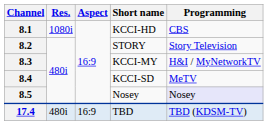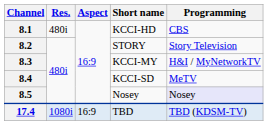(61, 29) 1080i -> (58, 29) 480i
(58, 112) 480i -> (61, 112) 1080i
